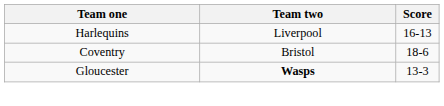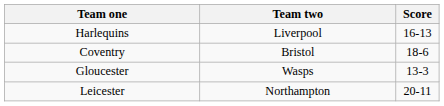(298, 71) bold -> (298, 71) normal
+ row: (102, 91)
